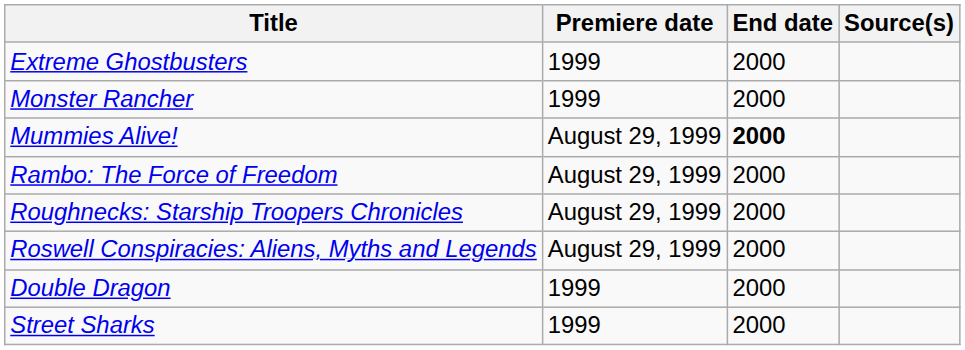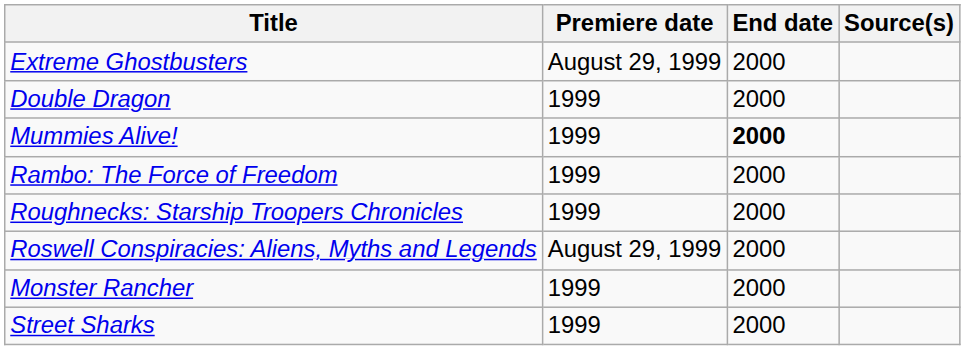(574, 61) 1999 -> (635, 61) August 29, 1999
rows swapped: (102, 99) <-> (90, 288)
(635, 136) August 29, 1999 -> (574, 136) 1999
(635, 174) August 29, 1999 -> (574, 174) 1999
(635, 212) August 29, 1999 -> (574, 212) 1999
